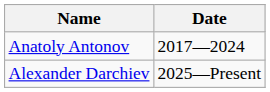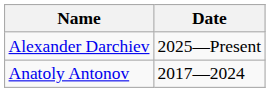rows swapped: (69, 45) <-> (79, 73)
